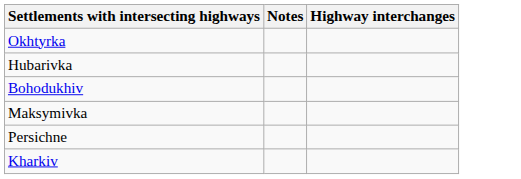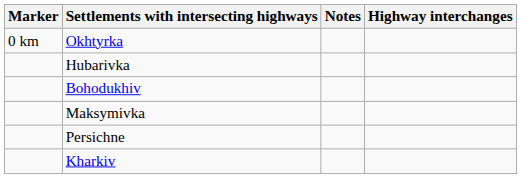+ column: (33, 16)
